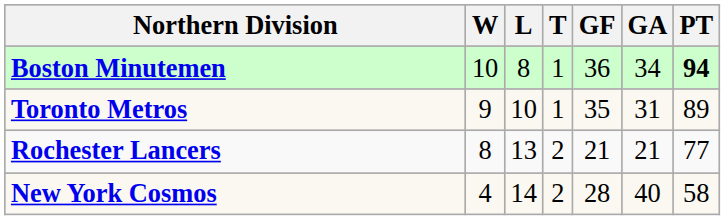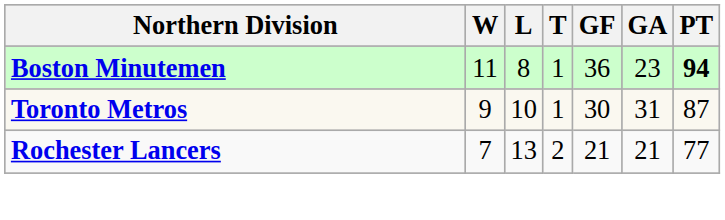(485, 67) 10 -> (485, 67) 11
(647, 67) 34 -> (647, 67) 23
(597, 109) 35 -> (597, 109) 30
(696, 109) 89 -> (696, 109) 87
(485, 151) 8 -> (485, 151) 7
- row: (114, 192)
